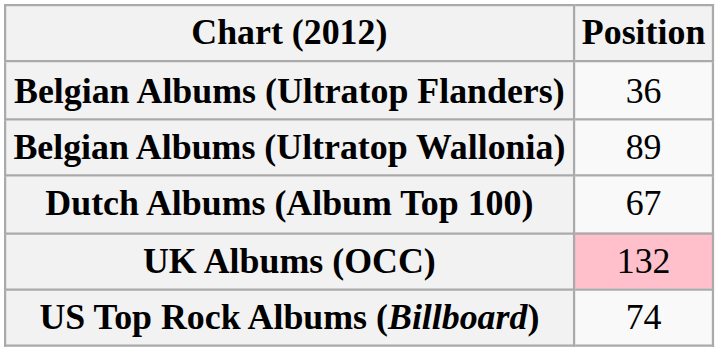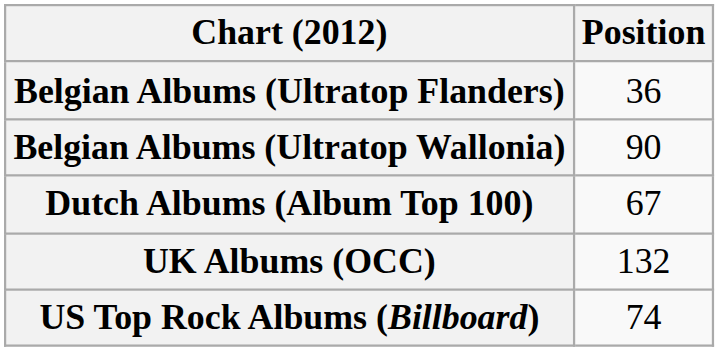(644, 146) 89 -> (644, 146) 90
(644, 260) pink background -> (644, 260) no background
